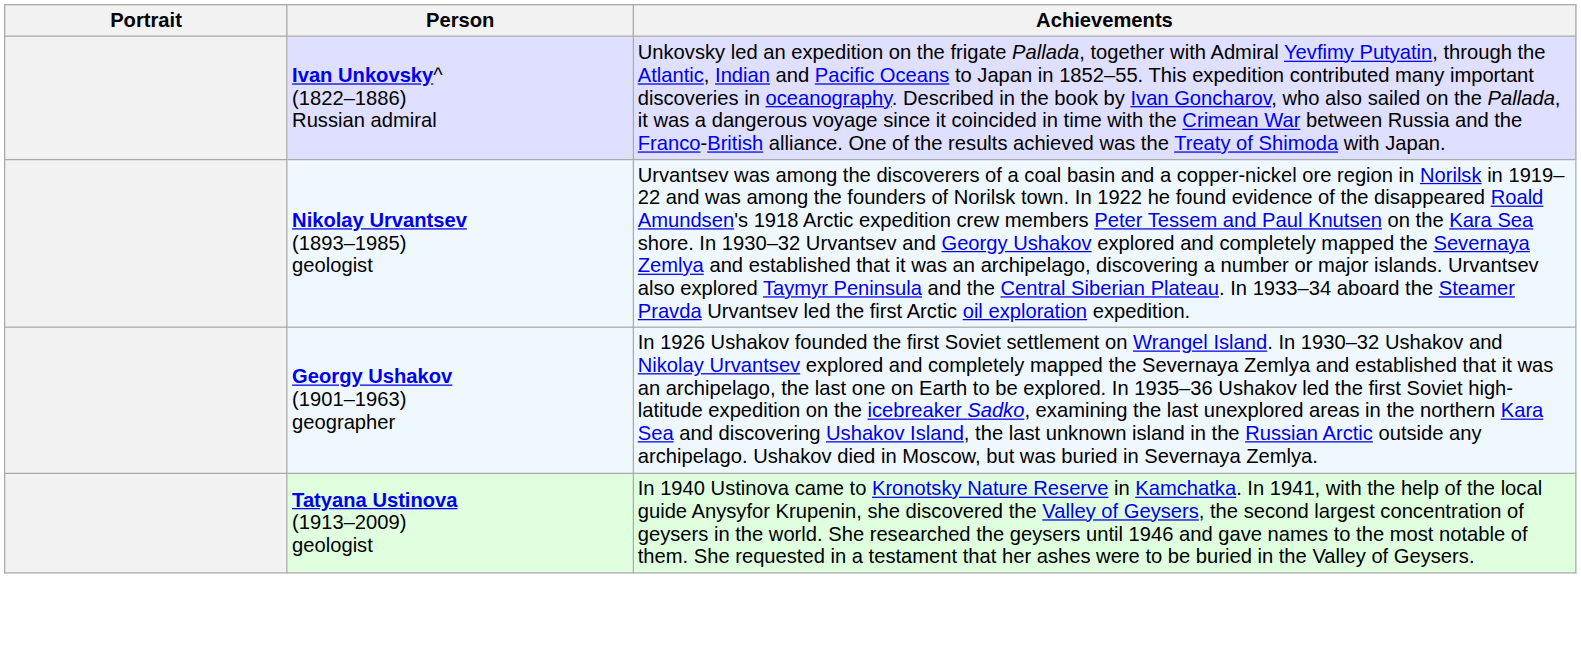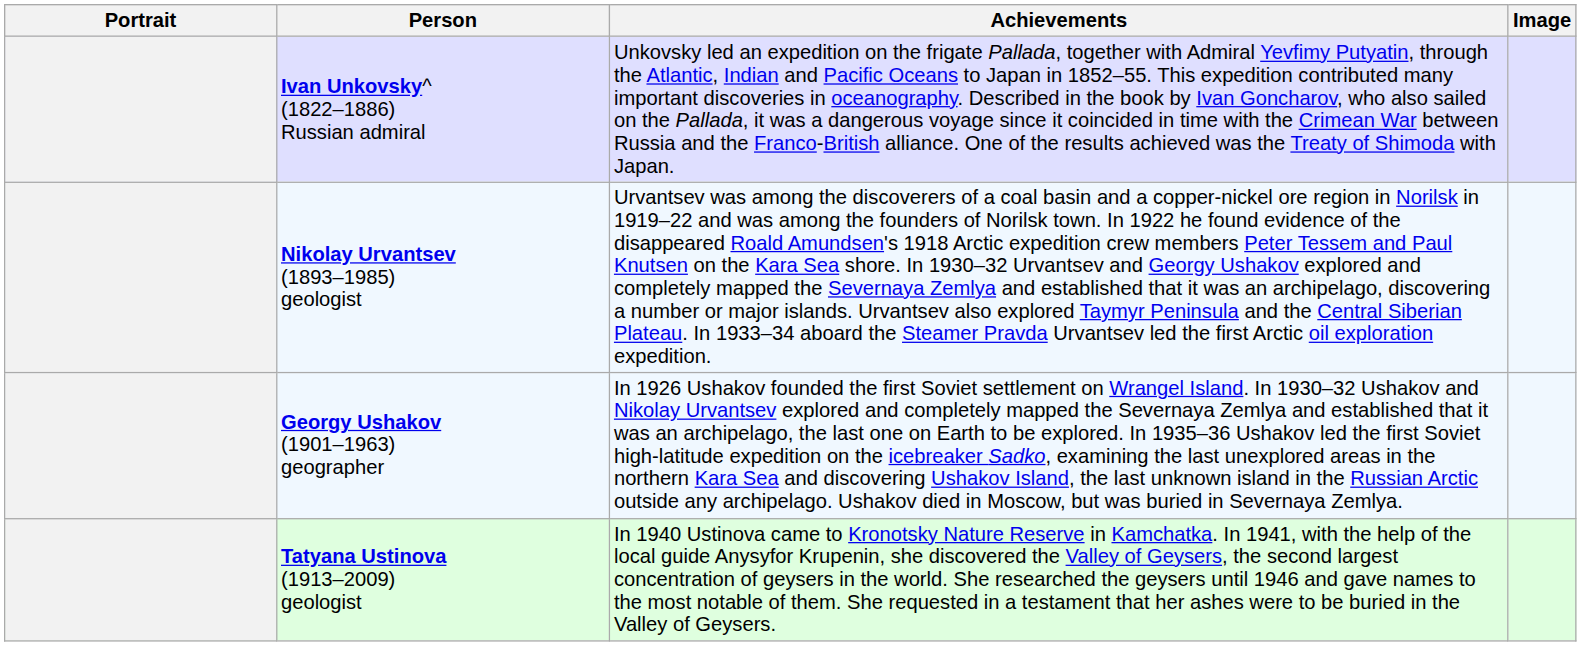+ column: (1542, 20)
